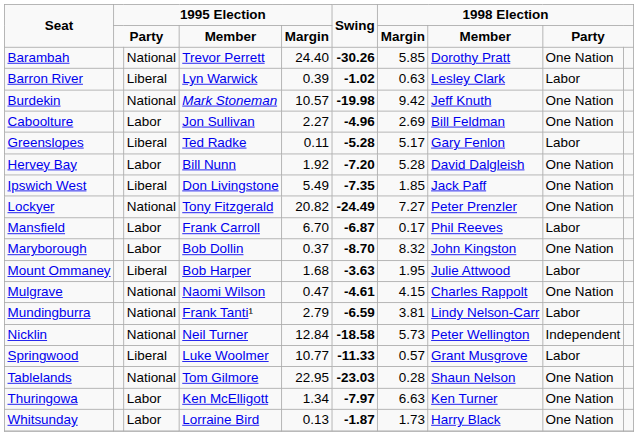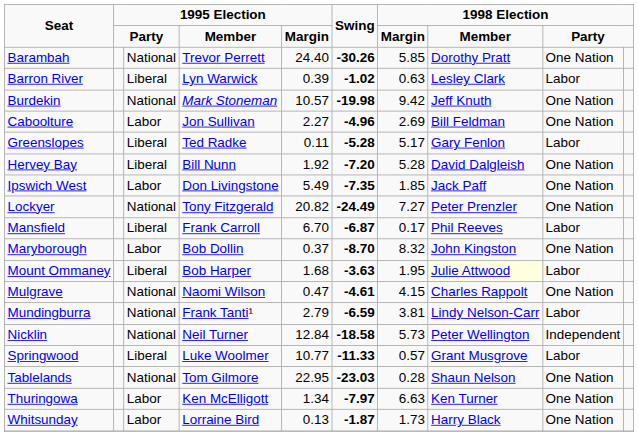(144, 164) Labor -> (147, 164) Liberal
(147, 185) Liberal -> (144, 185) Labor
(144, 228) Labor -> (147, 228) Liberal
(471, 270) no background -> (471, 270) lightyellow background
